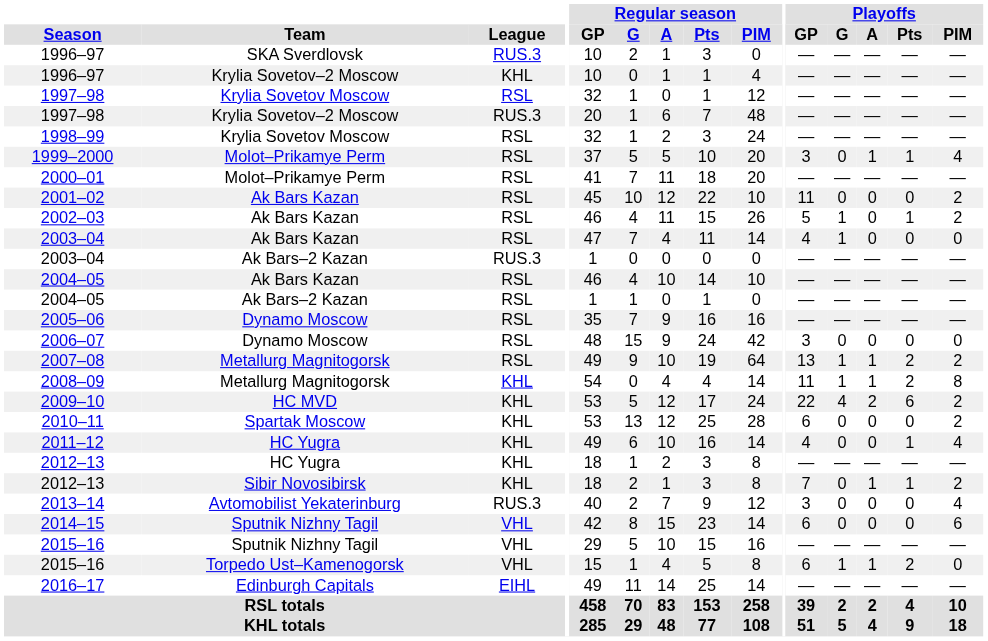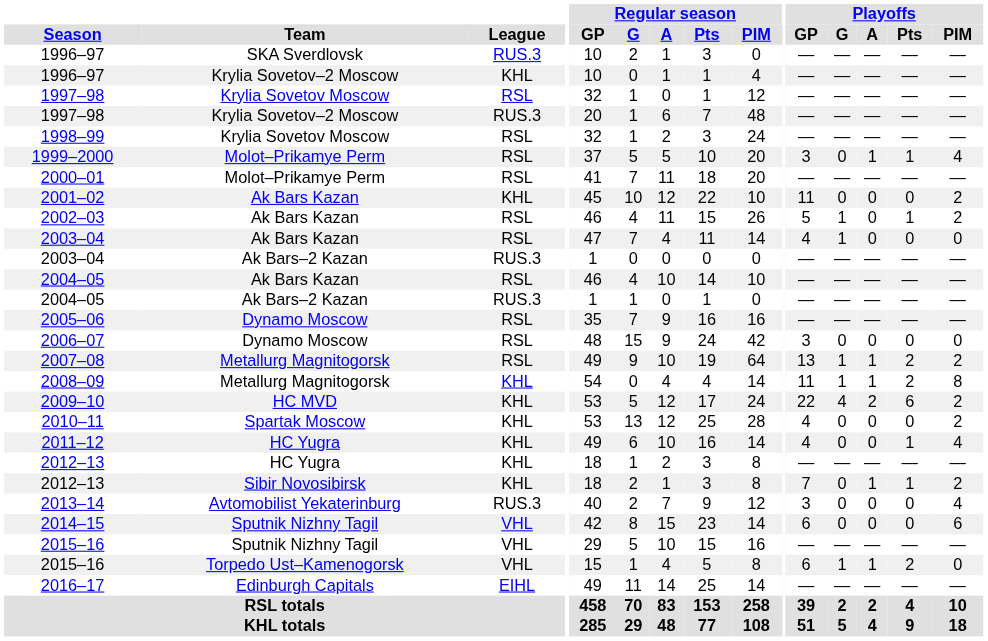(517, 197) RSL -> (517, 197) KHL
(517, 299) RSL -> (517, 299) RUS.3
(806, 422) 6 -> (806, 422) 4
